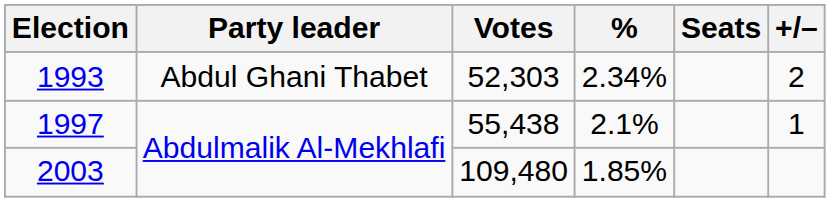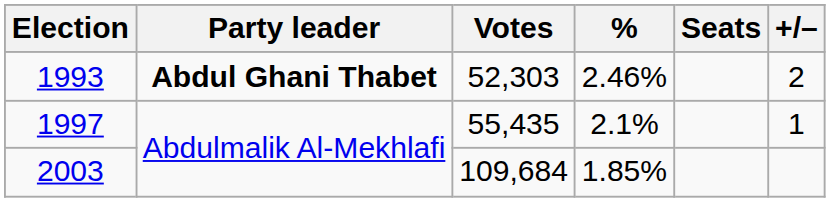(294, 76) normal -> (294, 76) bold
(624, 76) 2.34% -> (624, 76) 2.46%
(514, 123) 55,438 -> (514, 123) 55,435
(514, 171) 109,480 -> (514, 171) 109,684
